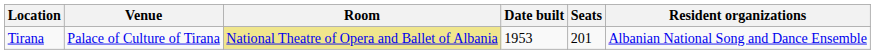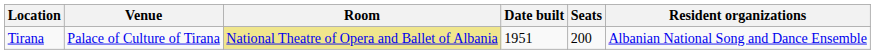(518, 37) 1953 -> (518, 37) 1951
(581, 37) 201 -> (581, 37) 200
